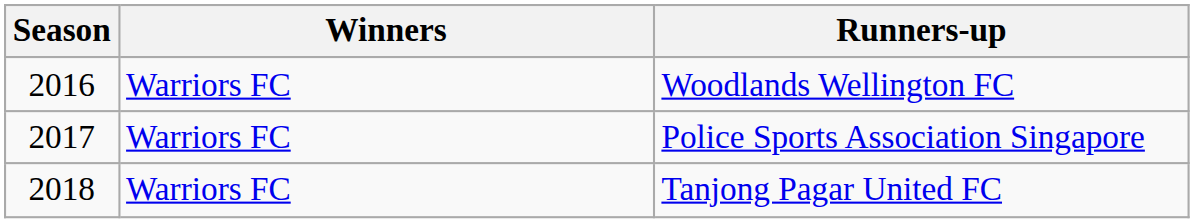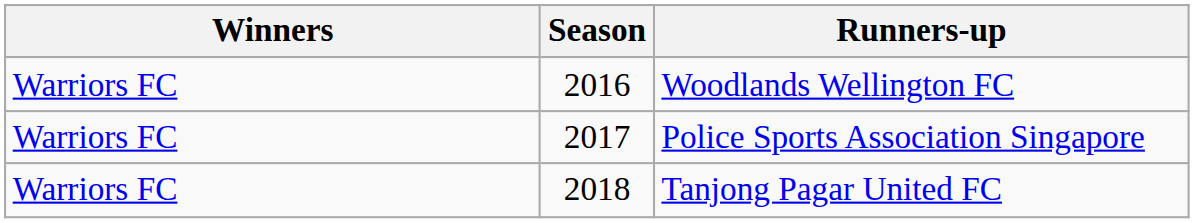columns swapped: (62, 30) <-> (386, 30)
